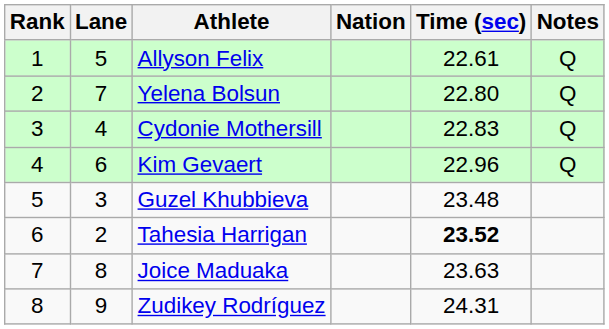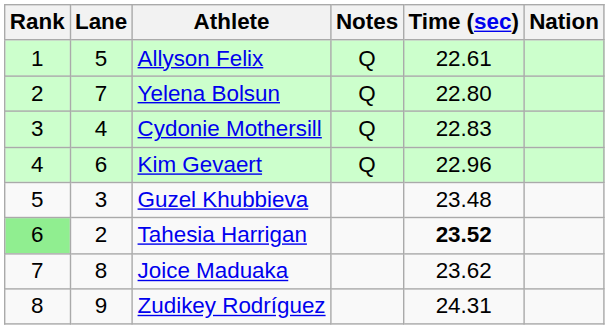columns swapped: (371, 22) <-> (568, 22)
(37, 235) no background -> (37, 235) lightgreen background
(471, 270) 23.63 -> (464, 270) 23.62
